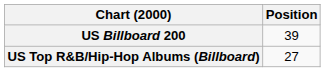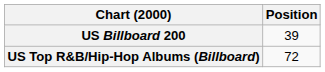(292, 56) 27 -> (292, 56) 72
